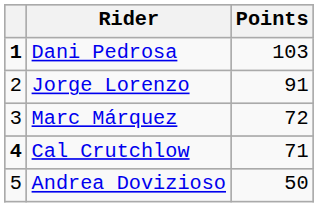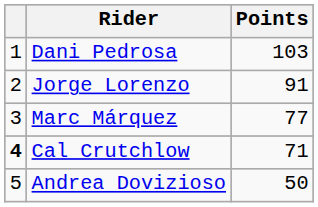(16, 54) bold -> (16, 54) normal
(296, 120) 72 -> (296, 120) 77
